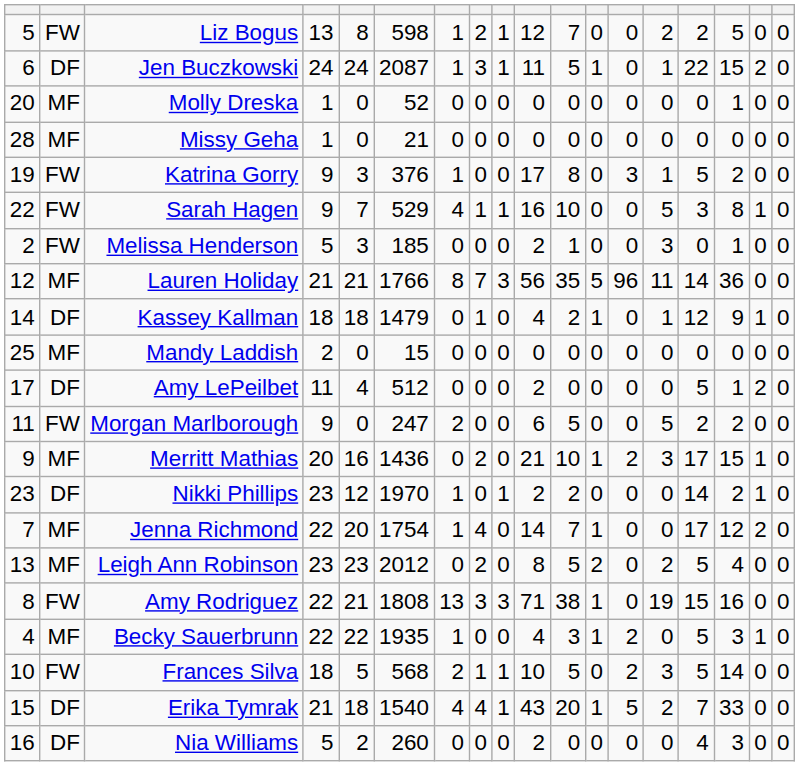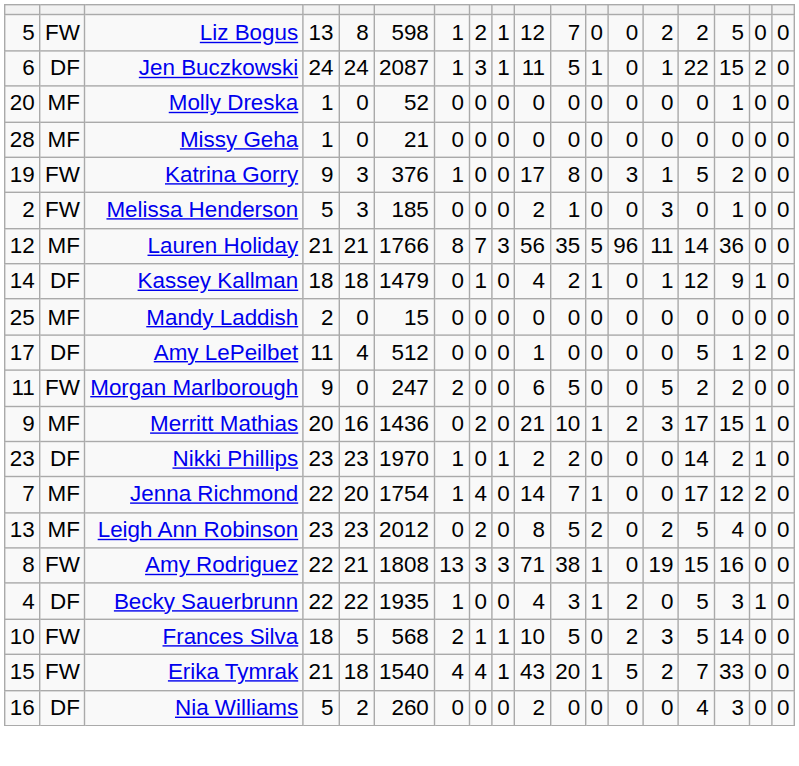- row: (232, 210)
(539, 387) 2 -> (539, 352) 1
(356, 494) 12 -> (356, 458) 23
(64, 636) MF -> (65, 600) DF
(65, 707) DF -> (63, 672) FW
